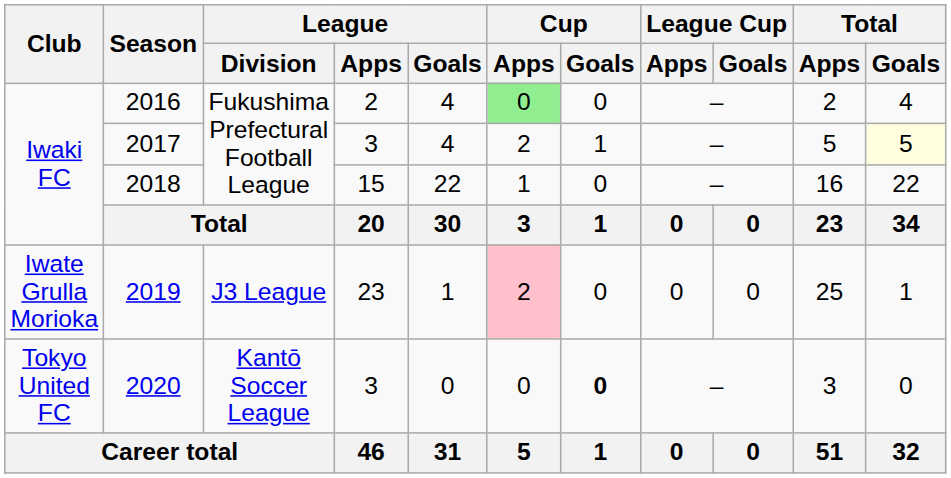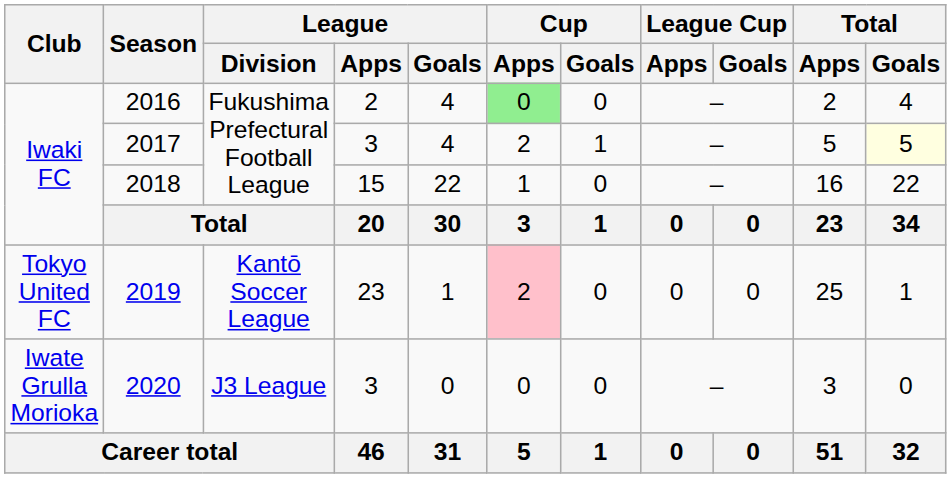(54, 291) Iwate Grulla Morioka -> (54, 291) Tokyo United FC
(269, 291) J3 League -> (269, 291) Kantō Soccer League
(54, 385) Tokyo United FC -> (54, 385) Iwate Grulla Morioka
(269, 385) Kantō Soccer League -> (269, 385) J3 League
(600, 385) bold -> (600, 385) normal
